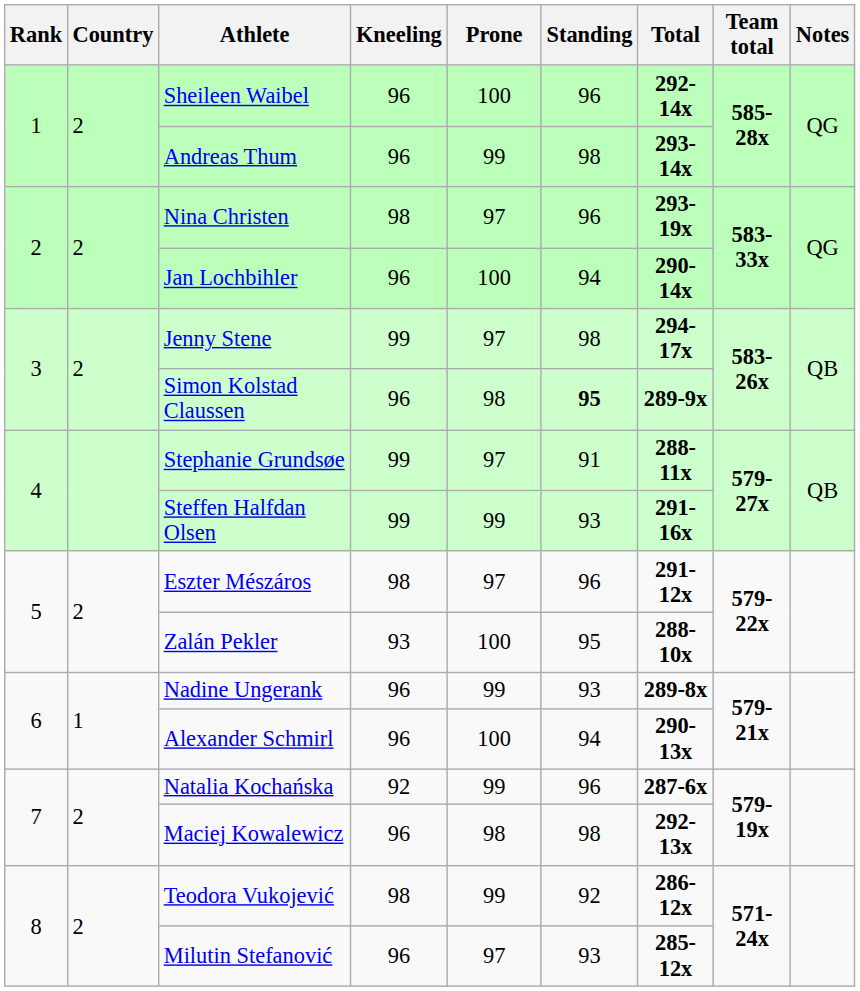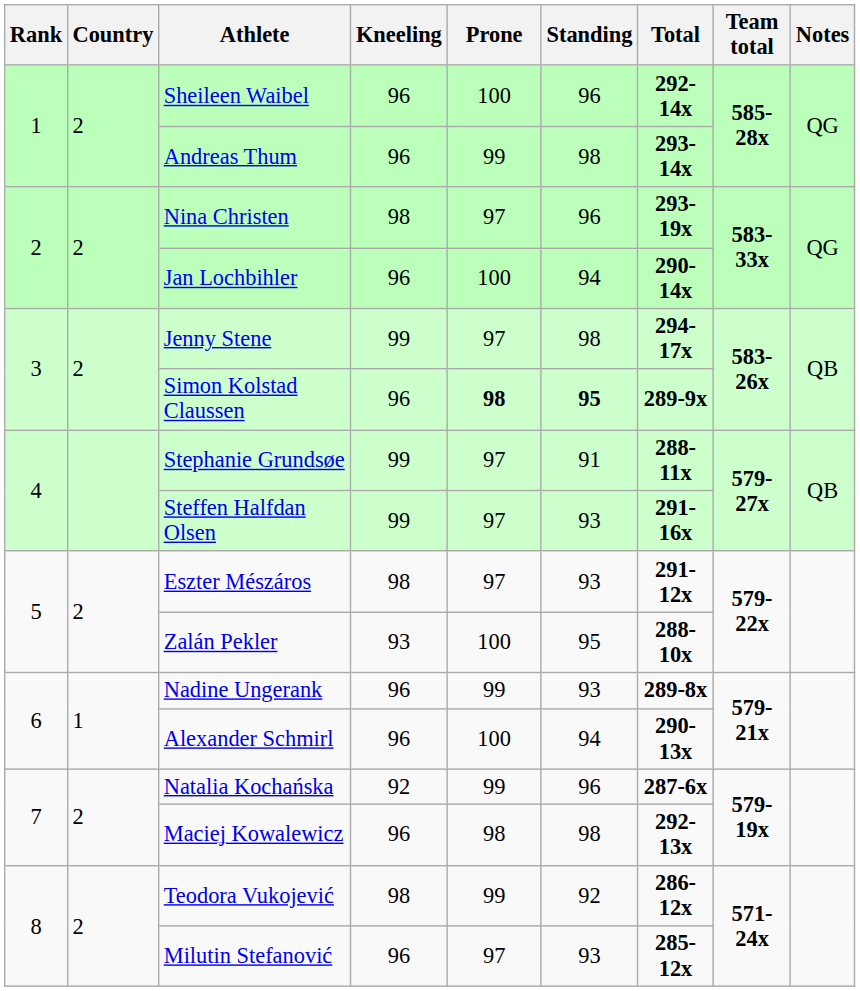(494, 399) normal -> (494, 399) bold
(494, 520) 99 -> (494, 520) 97
(589, 581) 96 -> (589, 581) 93
